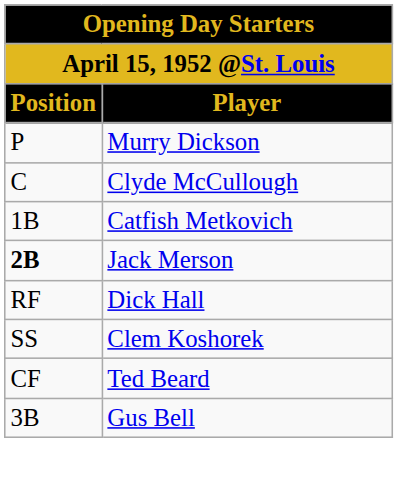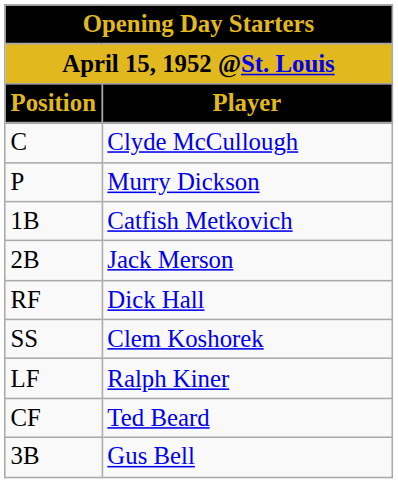rows swapped: (183, 142) <-> (203, 181)
(25, 260) bold -> (25, 260) normal
+ row: (168, 378)
